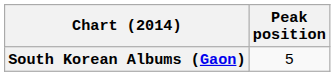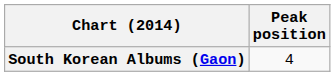(289, 59) 5 -> (289, 59) 4
